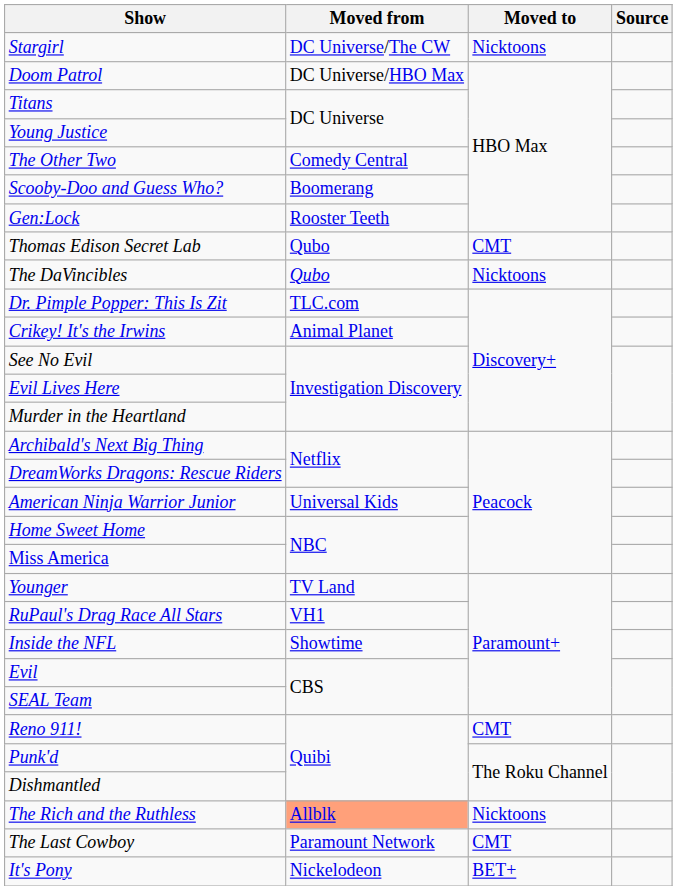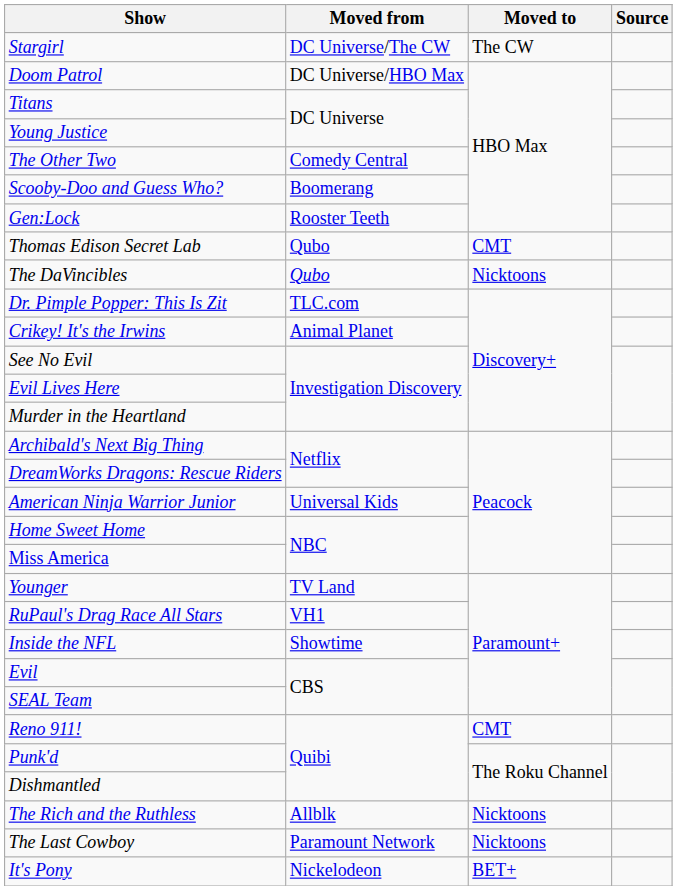(509, 47) Nicktoons -> (503, 47) The CW
(313, 814) lightsalmon background -> (313, 814) no background
(492, 842) CMT -> (509, 842) Nicktoons
